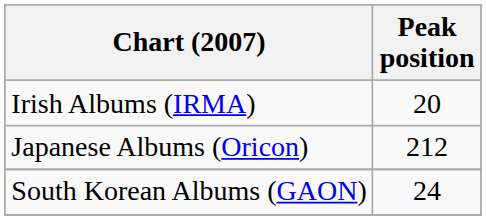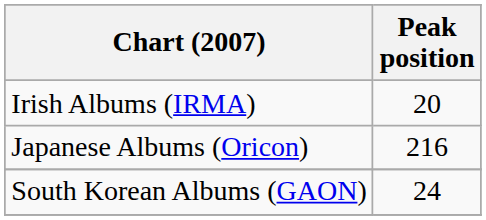(427, 147) 212 -> (427, 147) 216
